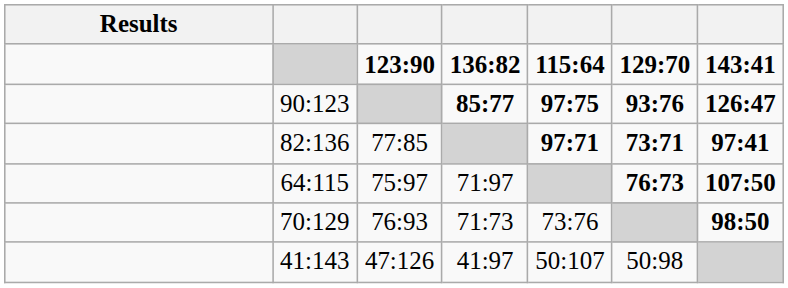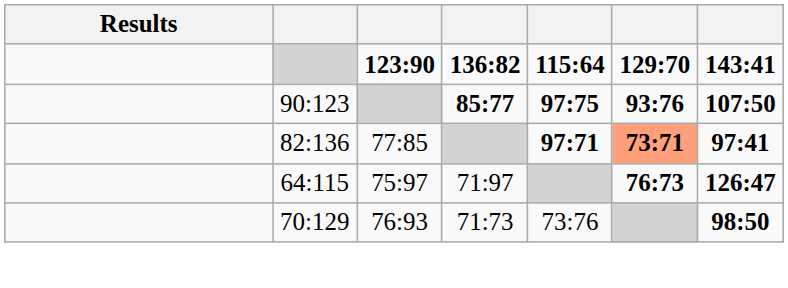(740, 103) 126:47 -> (740, 103) 107:50
(655, 143) no background -> (655, 143) lightsalmon background
(740, 182) 107:50 -> (740, 182) 126:47
- row: (315, 261)
